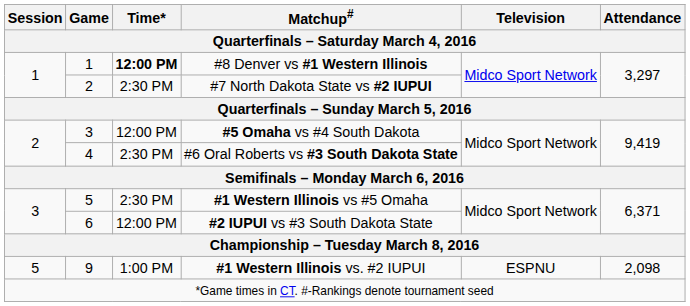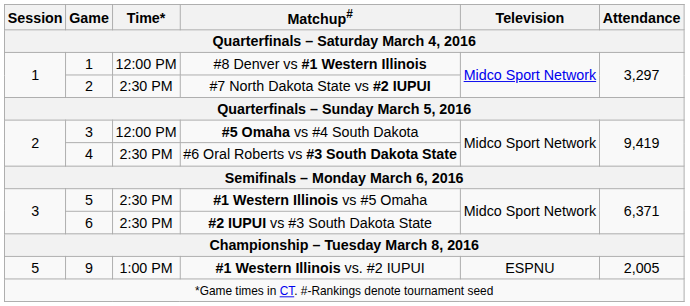(146, 64) bold -> (146, 64) normal
(146, 222) 12:00 PM -> (146, 222) 2:30 PM
(642, 268) 2,098 -> (642, 268) 2,005
